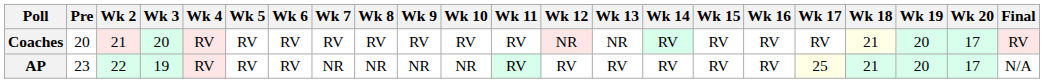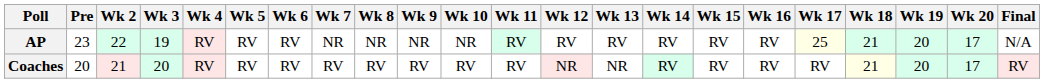rows swapped: (36, 66) <-> (36, 41)
